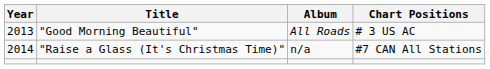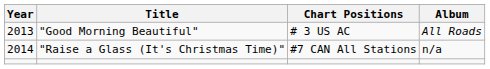columns swapped: (419, 13) <-> (320, 13)
